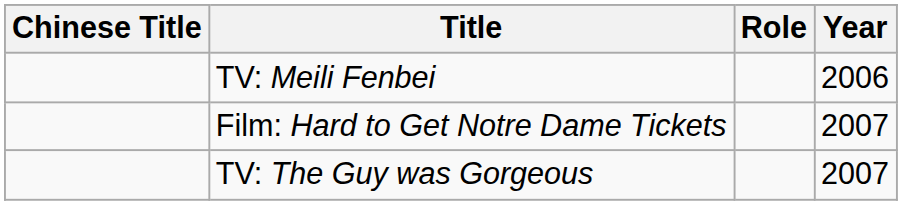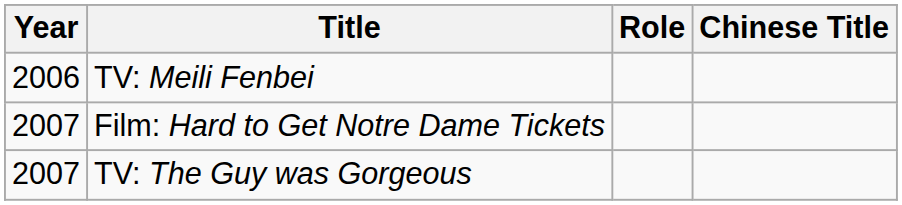columns swapped: (855, 28) <-> (107, 28)
